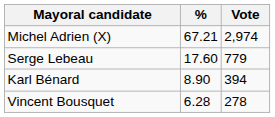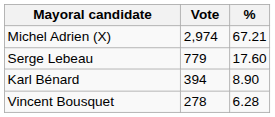columns swapped: (245, 15) <-> (201, 15)
